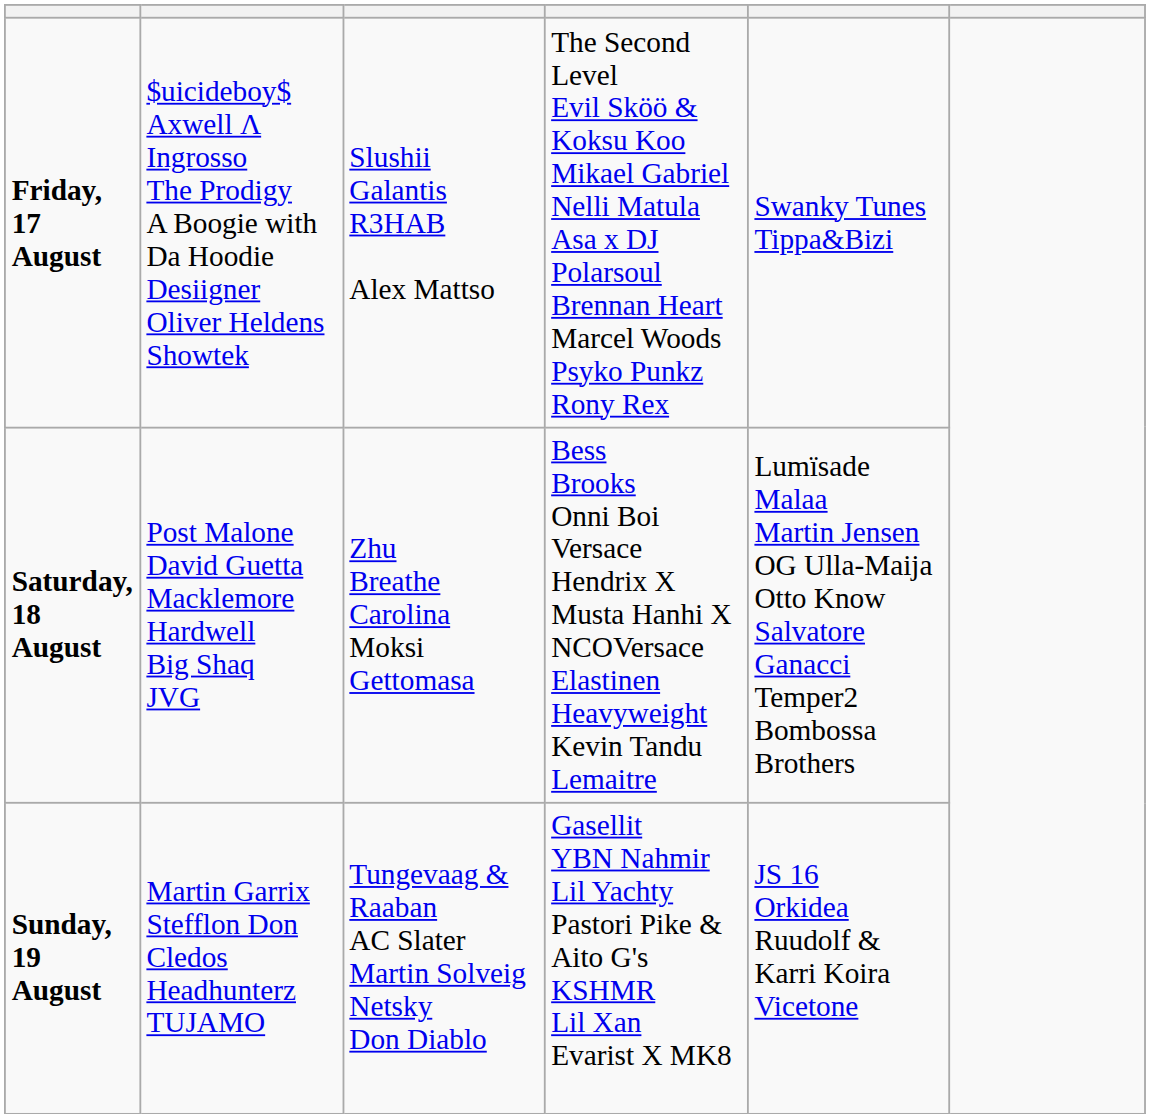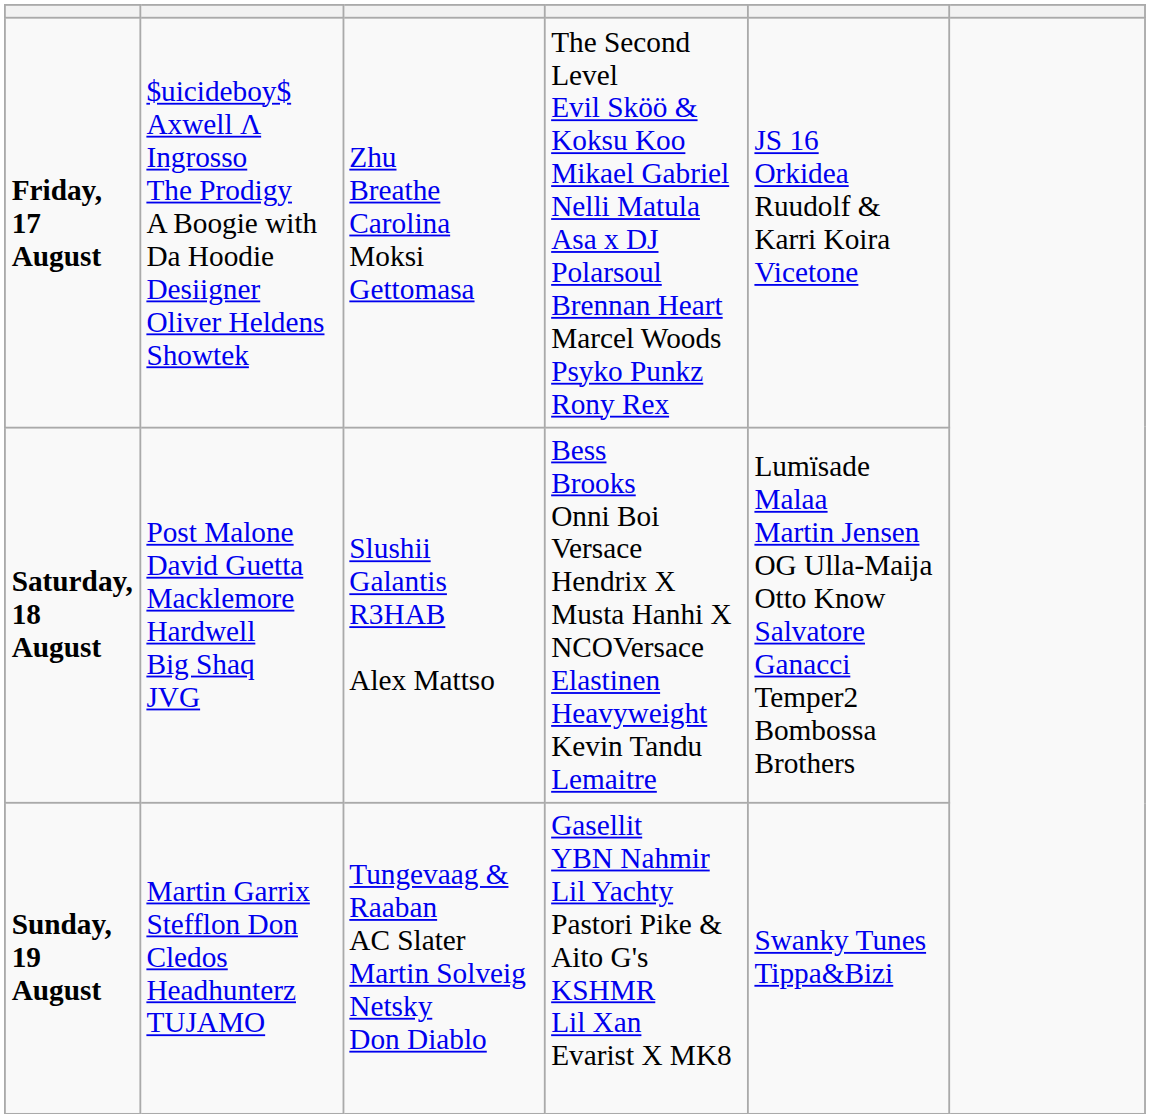(422, 222) Slushii Galantis R3HAB Alex Mattso -> (412, 222) Zhu Breathe Carolina Moksi Gettomasa
(840, 222) Swanky Tunes Tippa&Bizi -> (822, 205) JS 16 Orkidea Ruudolf & Karri Koira Vicetone
(412, 614) Zhu Breathe Carolina Moksi Gettomasa -> (422, 614) Slushii Galantis R3HAB Alex Mattso
(822, 941) JS 16 Orkidea Ruudolf & Karri Koira Vicetone -> (840, 957) Swanky Tunes Tippa&Bizi
